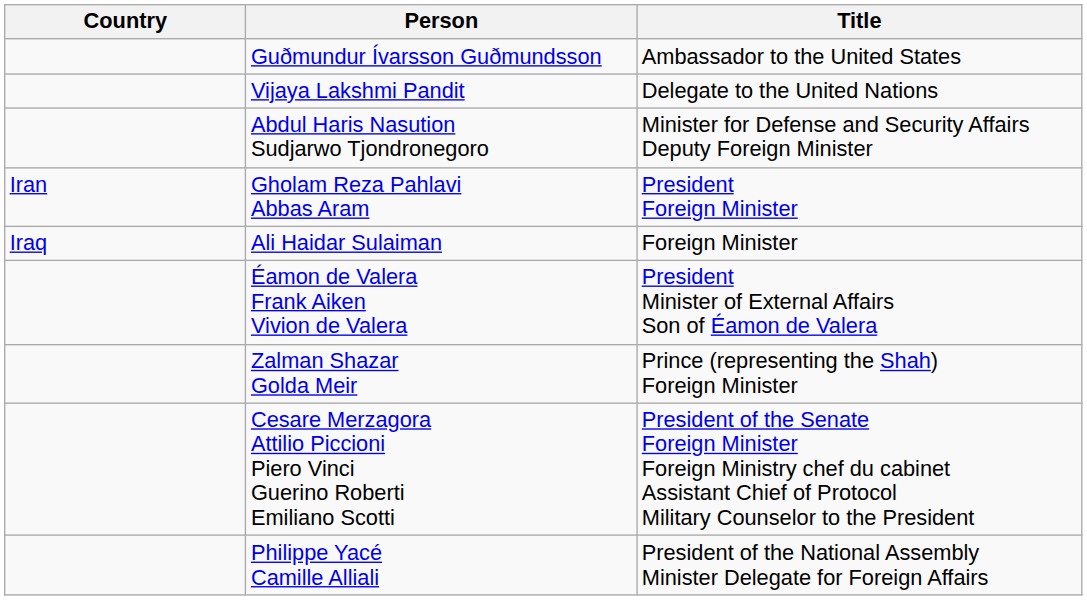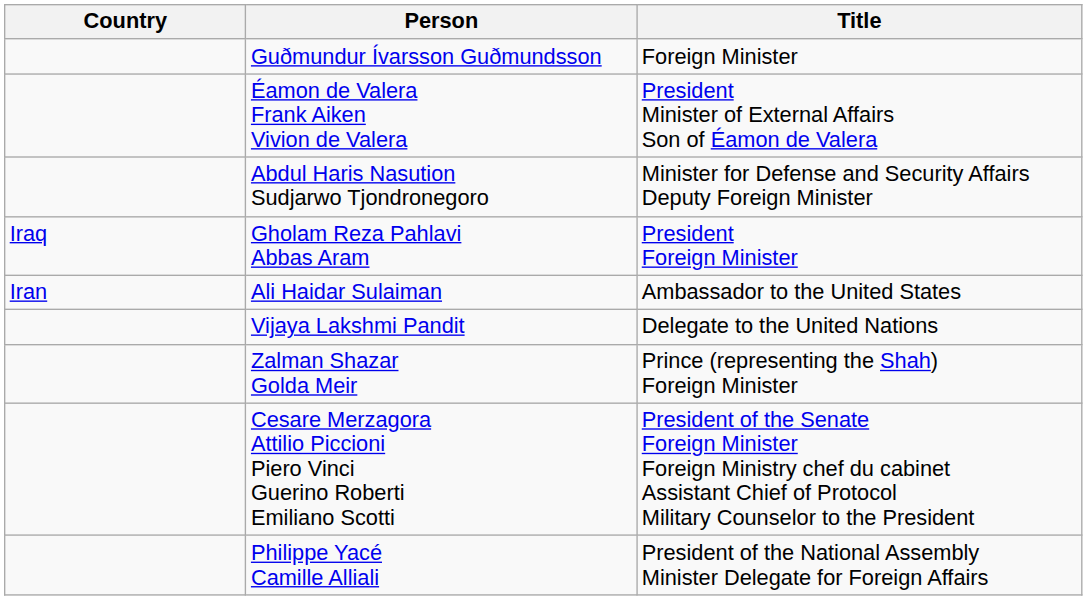(801, 56) Ambassador to the United States -> (720, 56) Foreign Minister
rows swapped: (358, 90) <-> (334, 302)
(28, 184) Iran -> (28, 233) Iraq
(28, 243) Iraq -> (28, 292) Iran
(720, 243) Foreign Minister -> (801, 292) Ambassador to the United States
